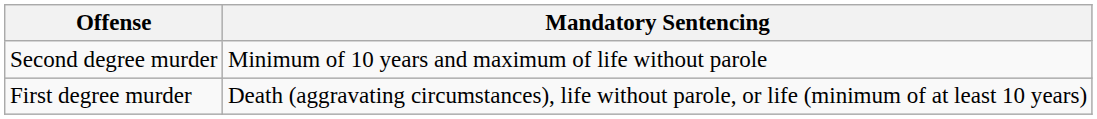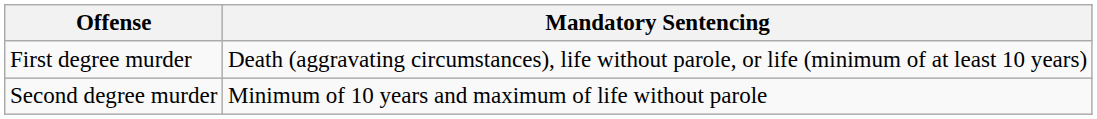rows swapped: (114, 59) <-> (101, 95)
